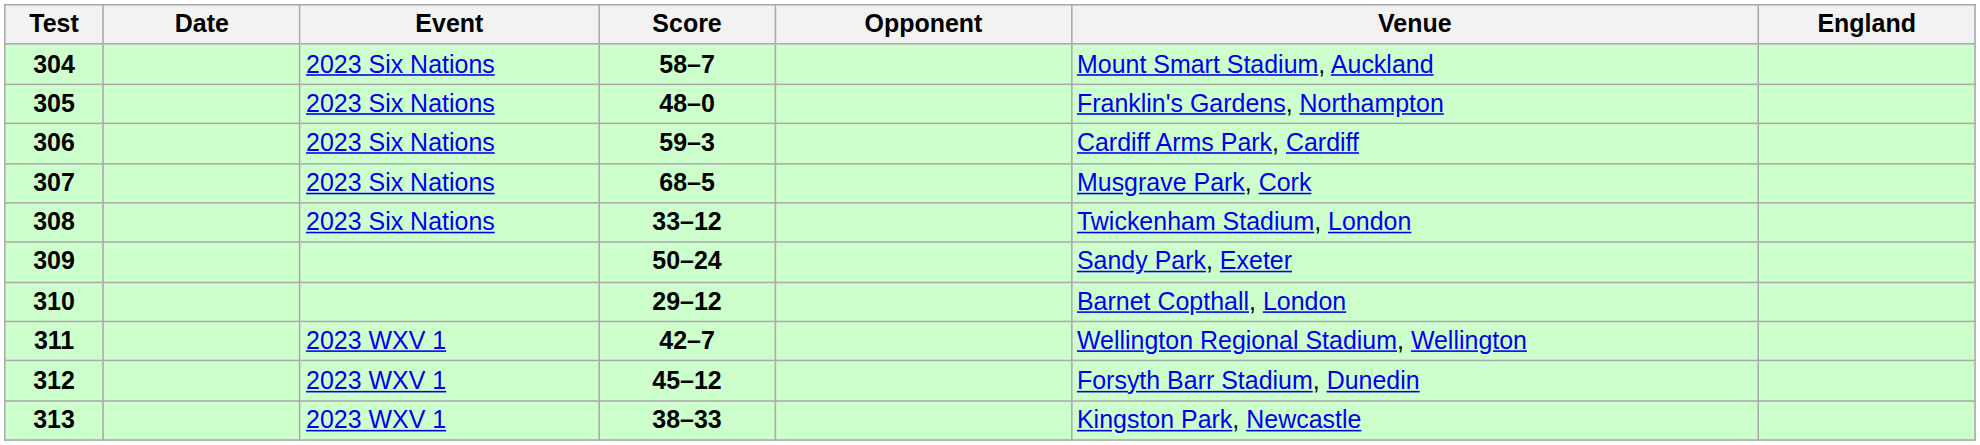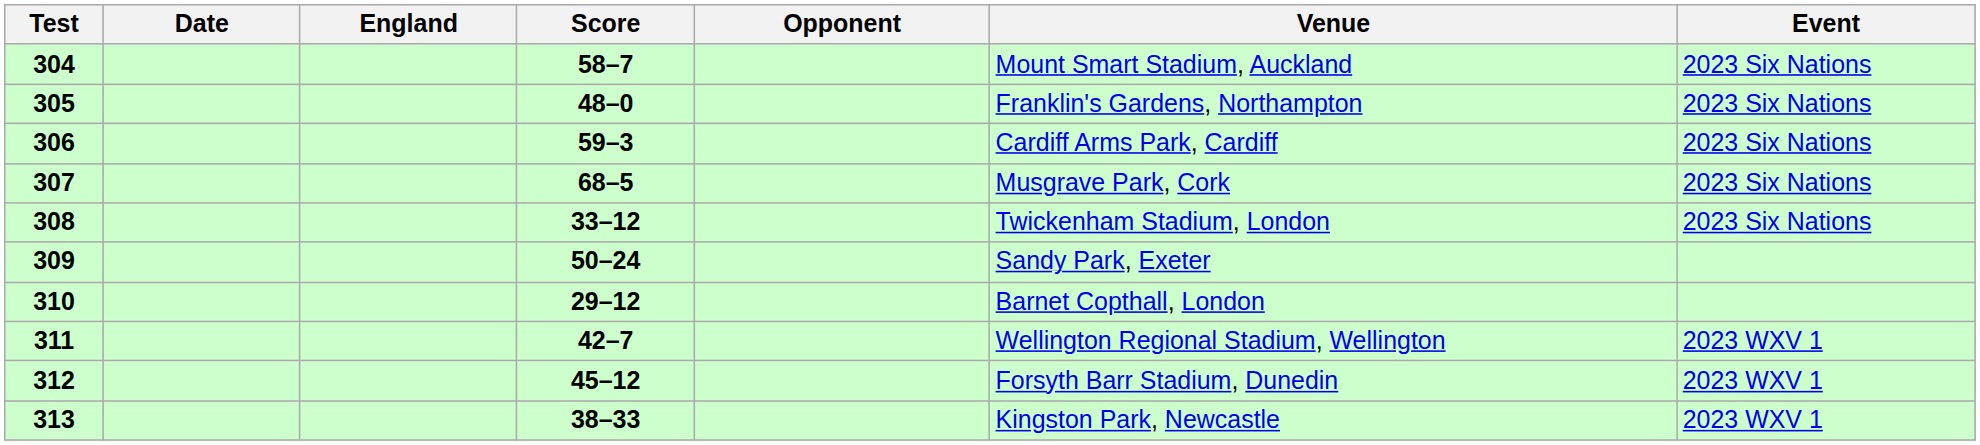columns swapped: (1867, 24) <-> (449, 24)
